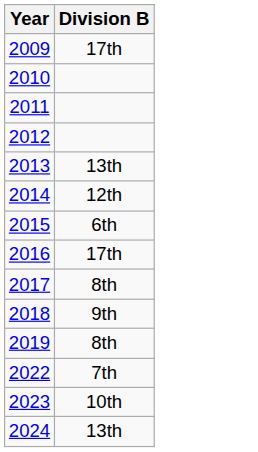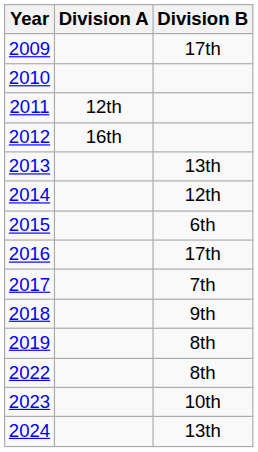+ column: (104, 19)
(104, 284) 8th -> (203, 284) 7th
(104, 372) 7th -> (203, 372) 8th
